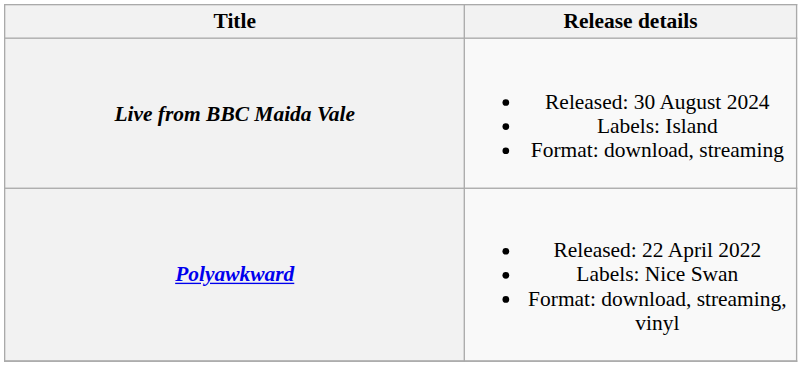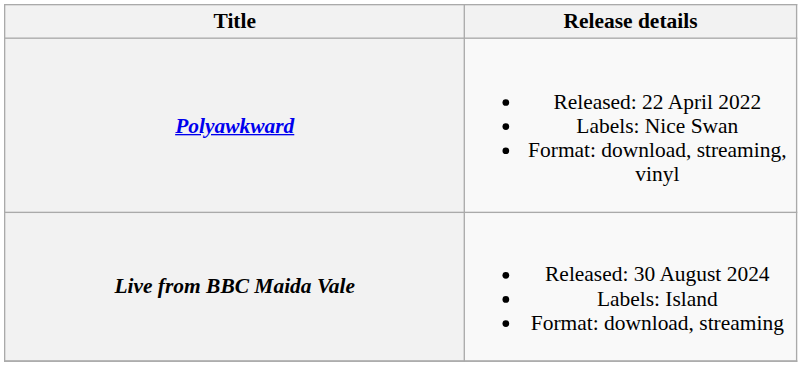rows swapped: (235, 274) <-> (235, 113)
